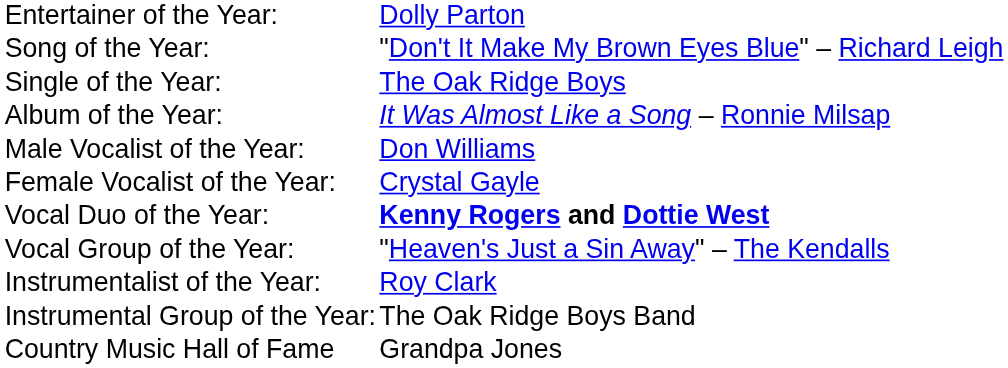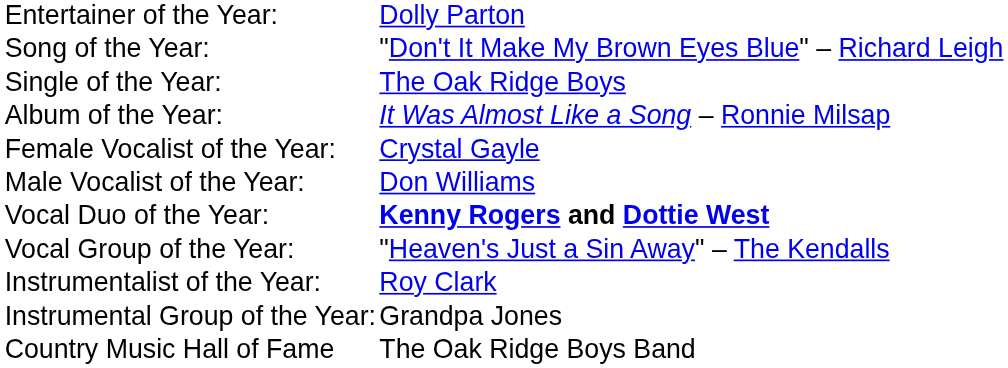rows swapped: (155, 148) <-> (170, 182)
(538, 315) The Oak Ridge Boys Band -> (471, 315) Grandpa Jones
(471, 349) Grandpa Jones -> (538, 349) The Oak Ridge Boys Band
